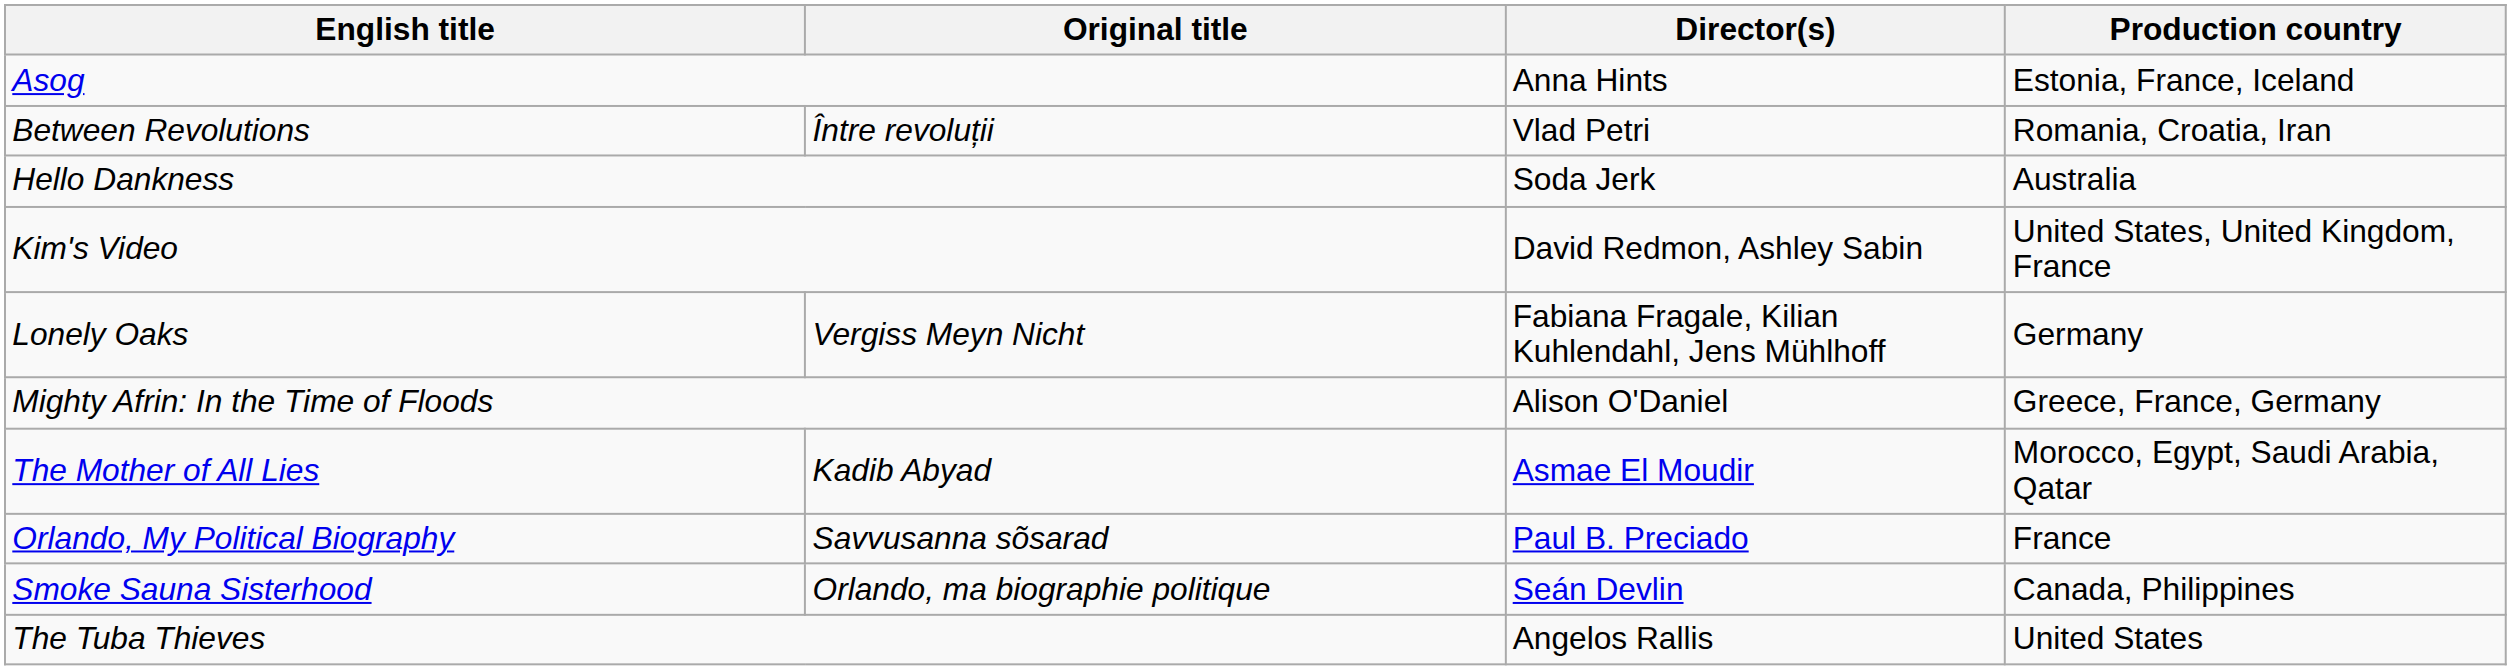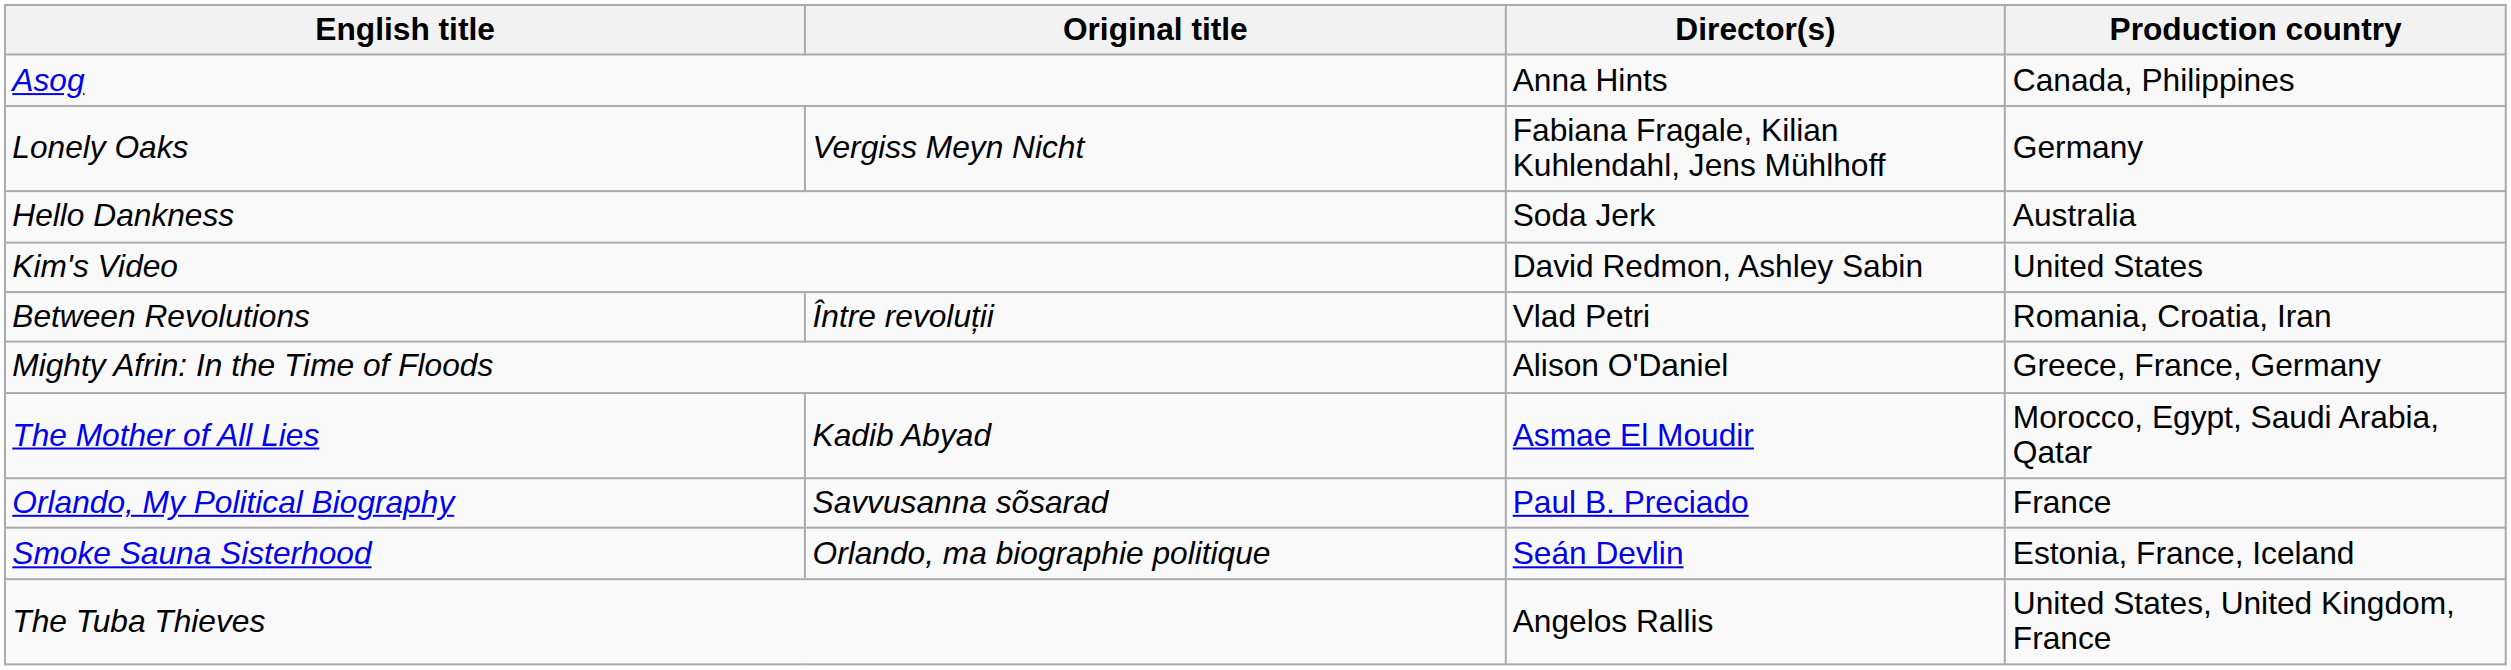(2184, 79) Estonia, France, Iceland -> (2154, 79) Canada, Philippines
rows swapped: (161, 130) <-> (100, 334)
(2234, 248) United States, United Kingdom, France -> (2108, 266) United States
(2154, 588) Canada, Philippines -> (2184, 553) Estonia, France, Iceland
(2108, 638) United States -> (2234, 621) United States, United Kingdom, France
